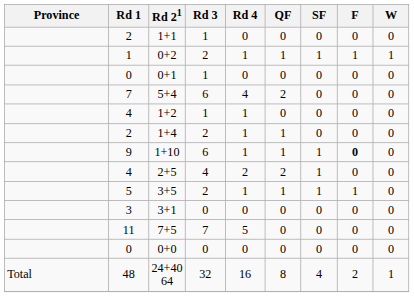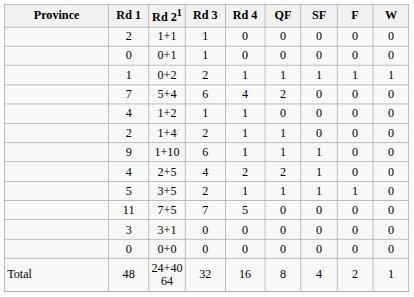rows swapped: (167, 75) <-> (167, 56)
(355, 152) bold -> (355, 152) normal
rows swapped: (167, 229) <-> (167, 210)
